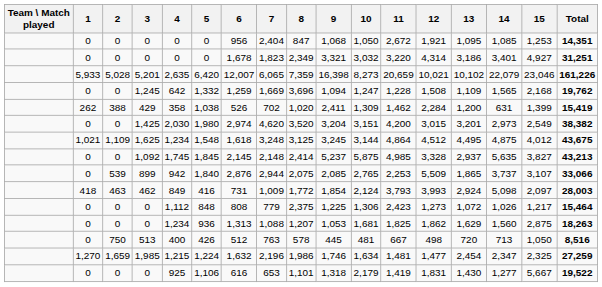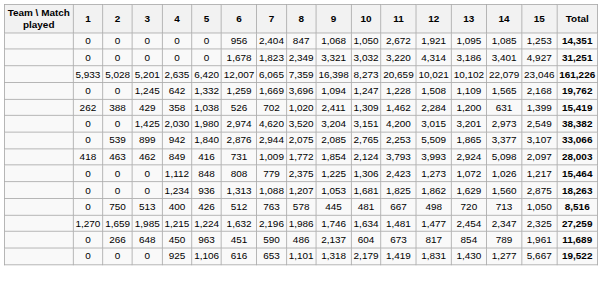- row: (118, 140)
- row: (118, 157)
(504, 173) 3,737 -> (504, 140) 3,377
+ row: (118, 240)
